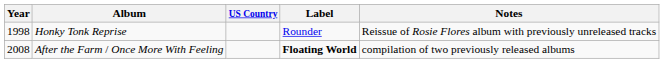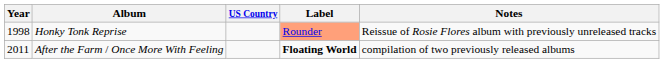(302, 31) no background -> (302, 31) lightsalmon background
(18, 49) 2008 -> (18, 49) 2011
